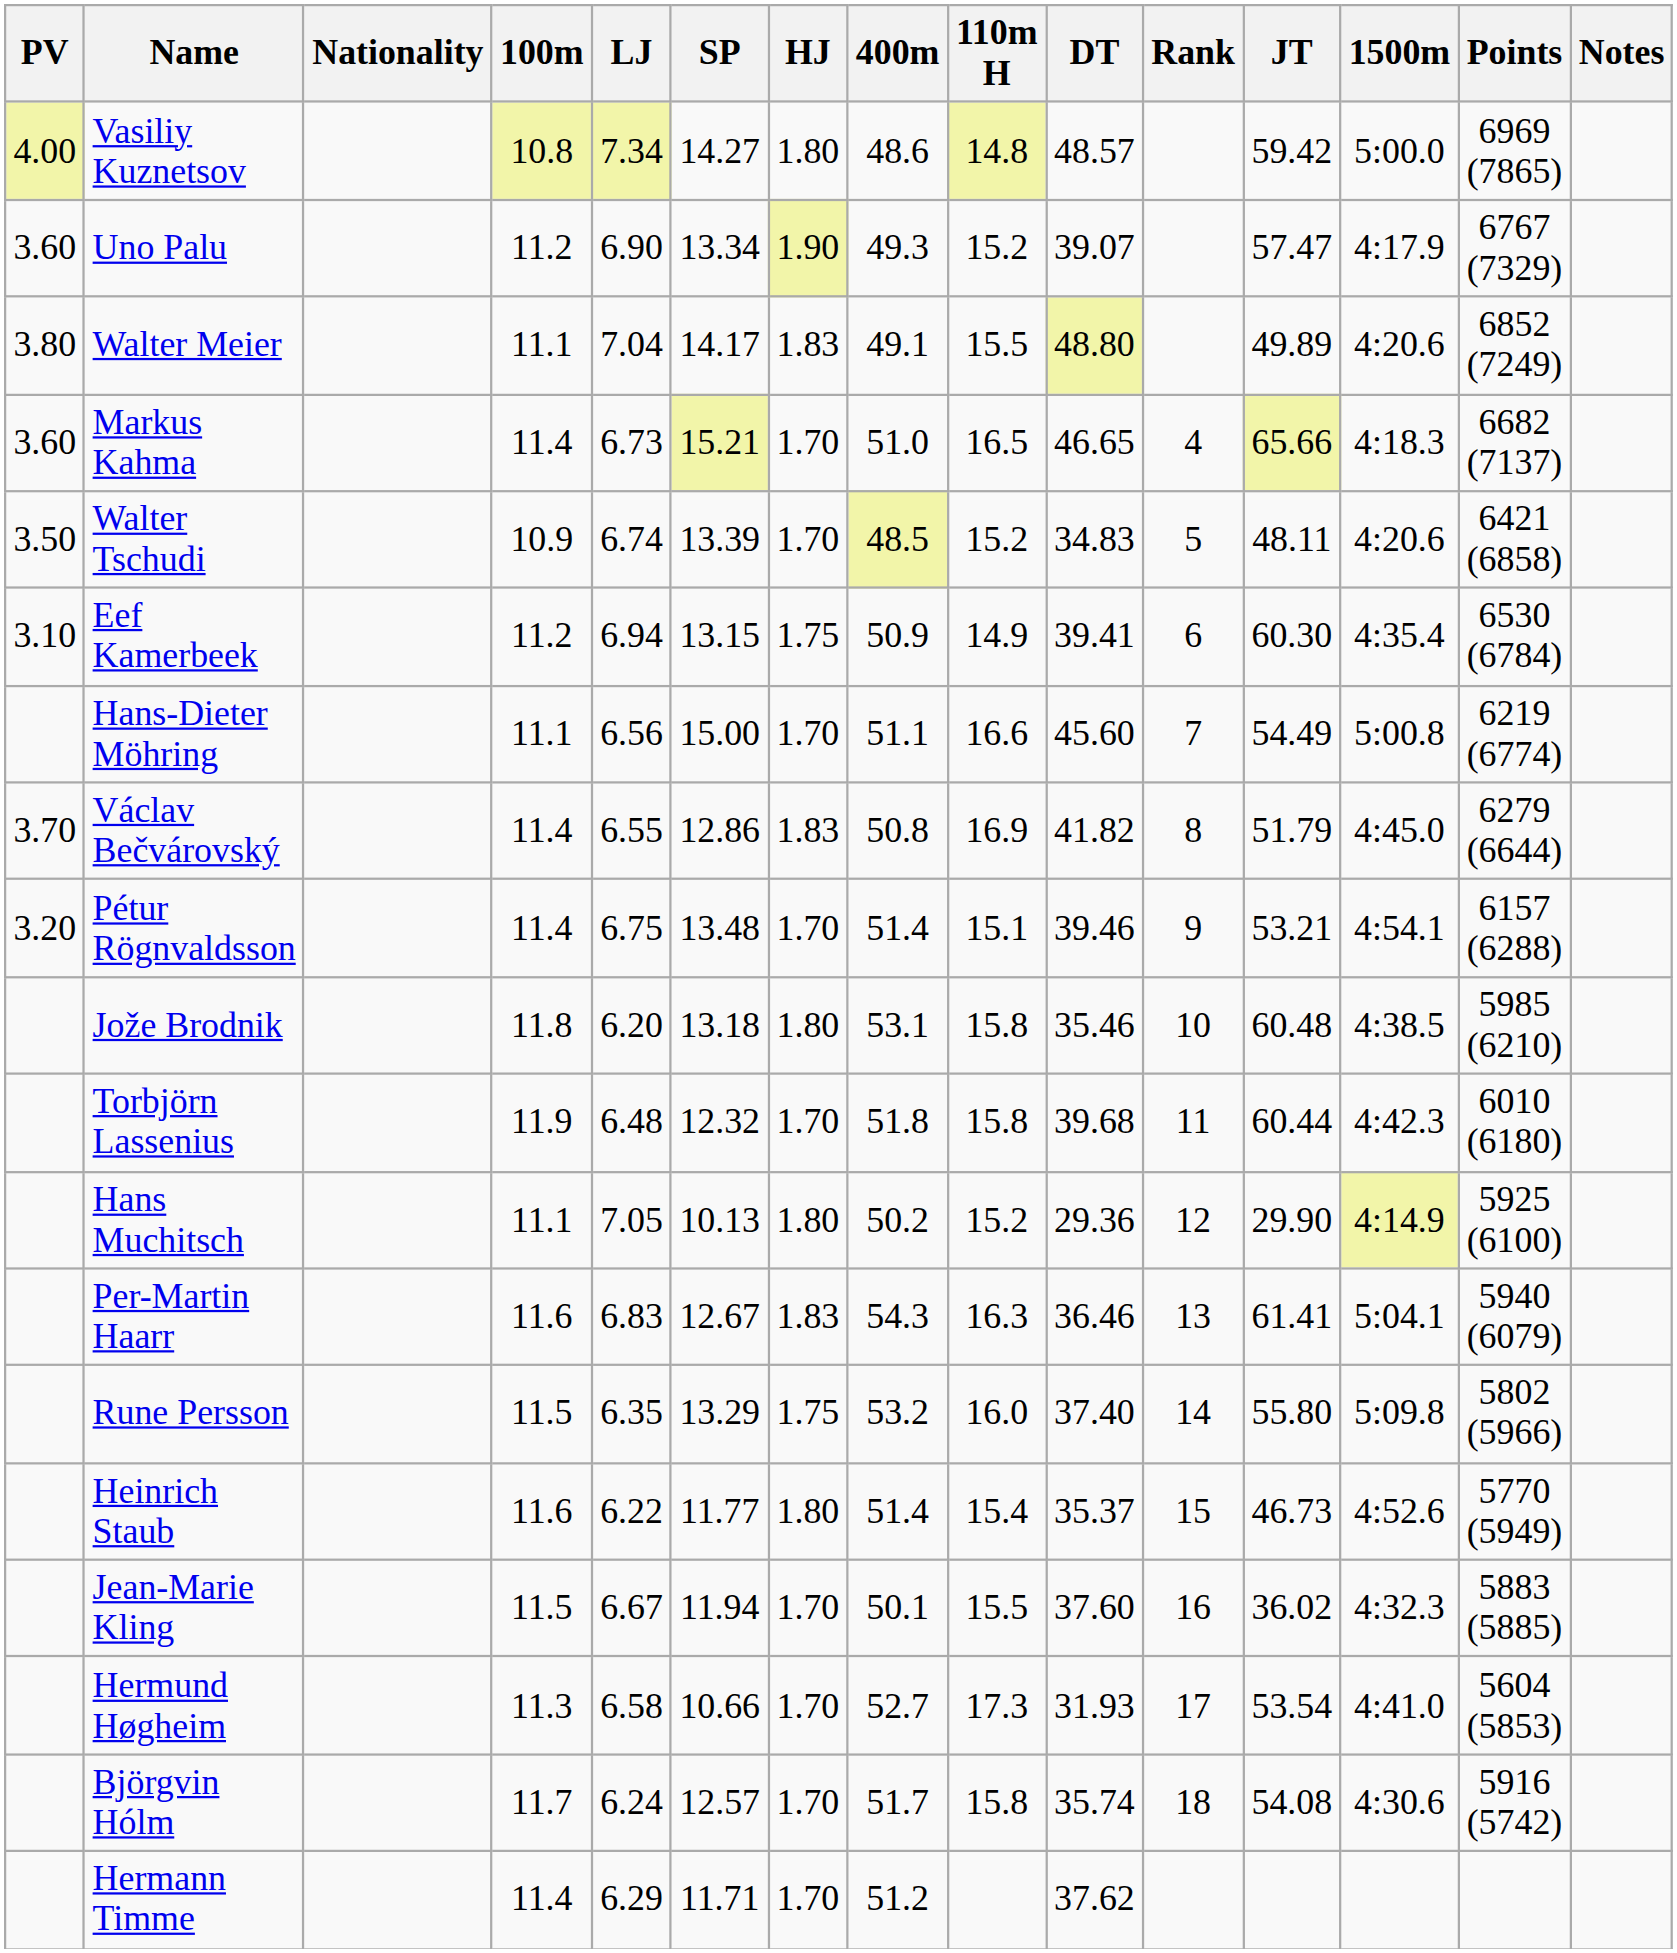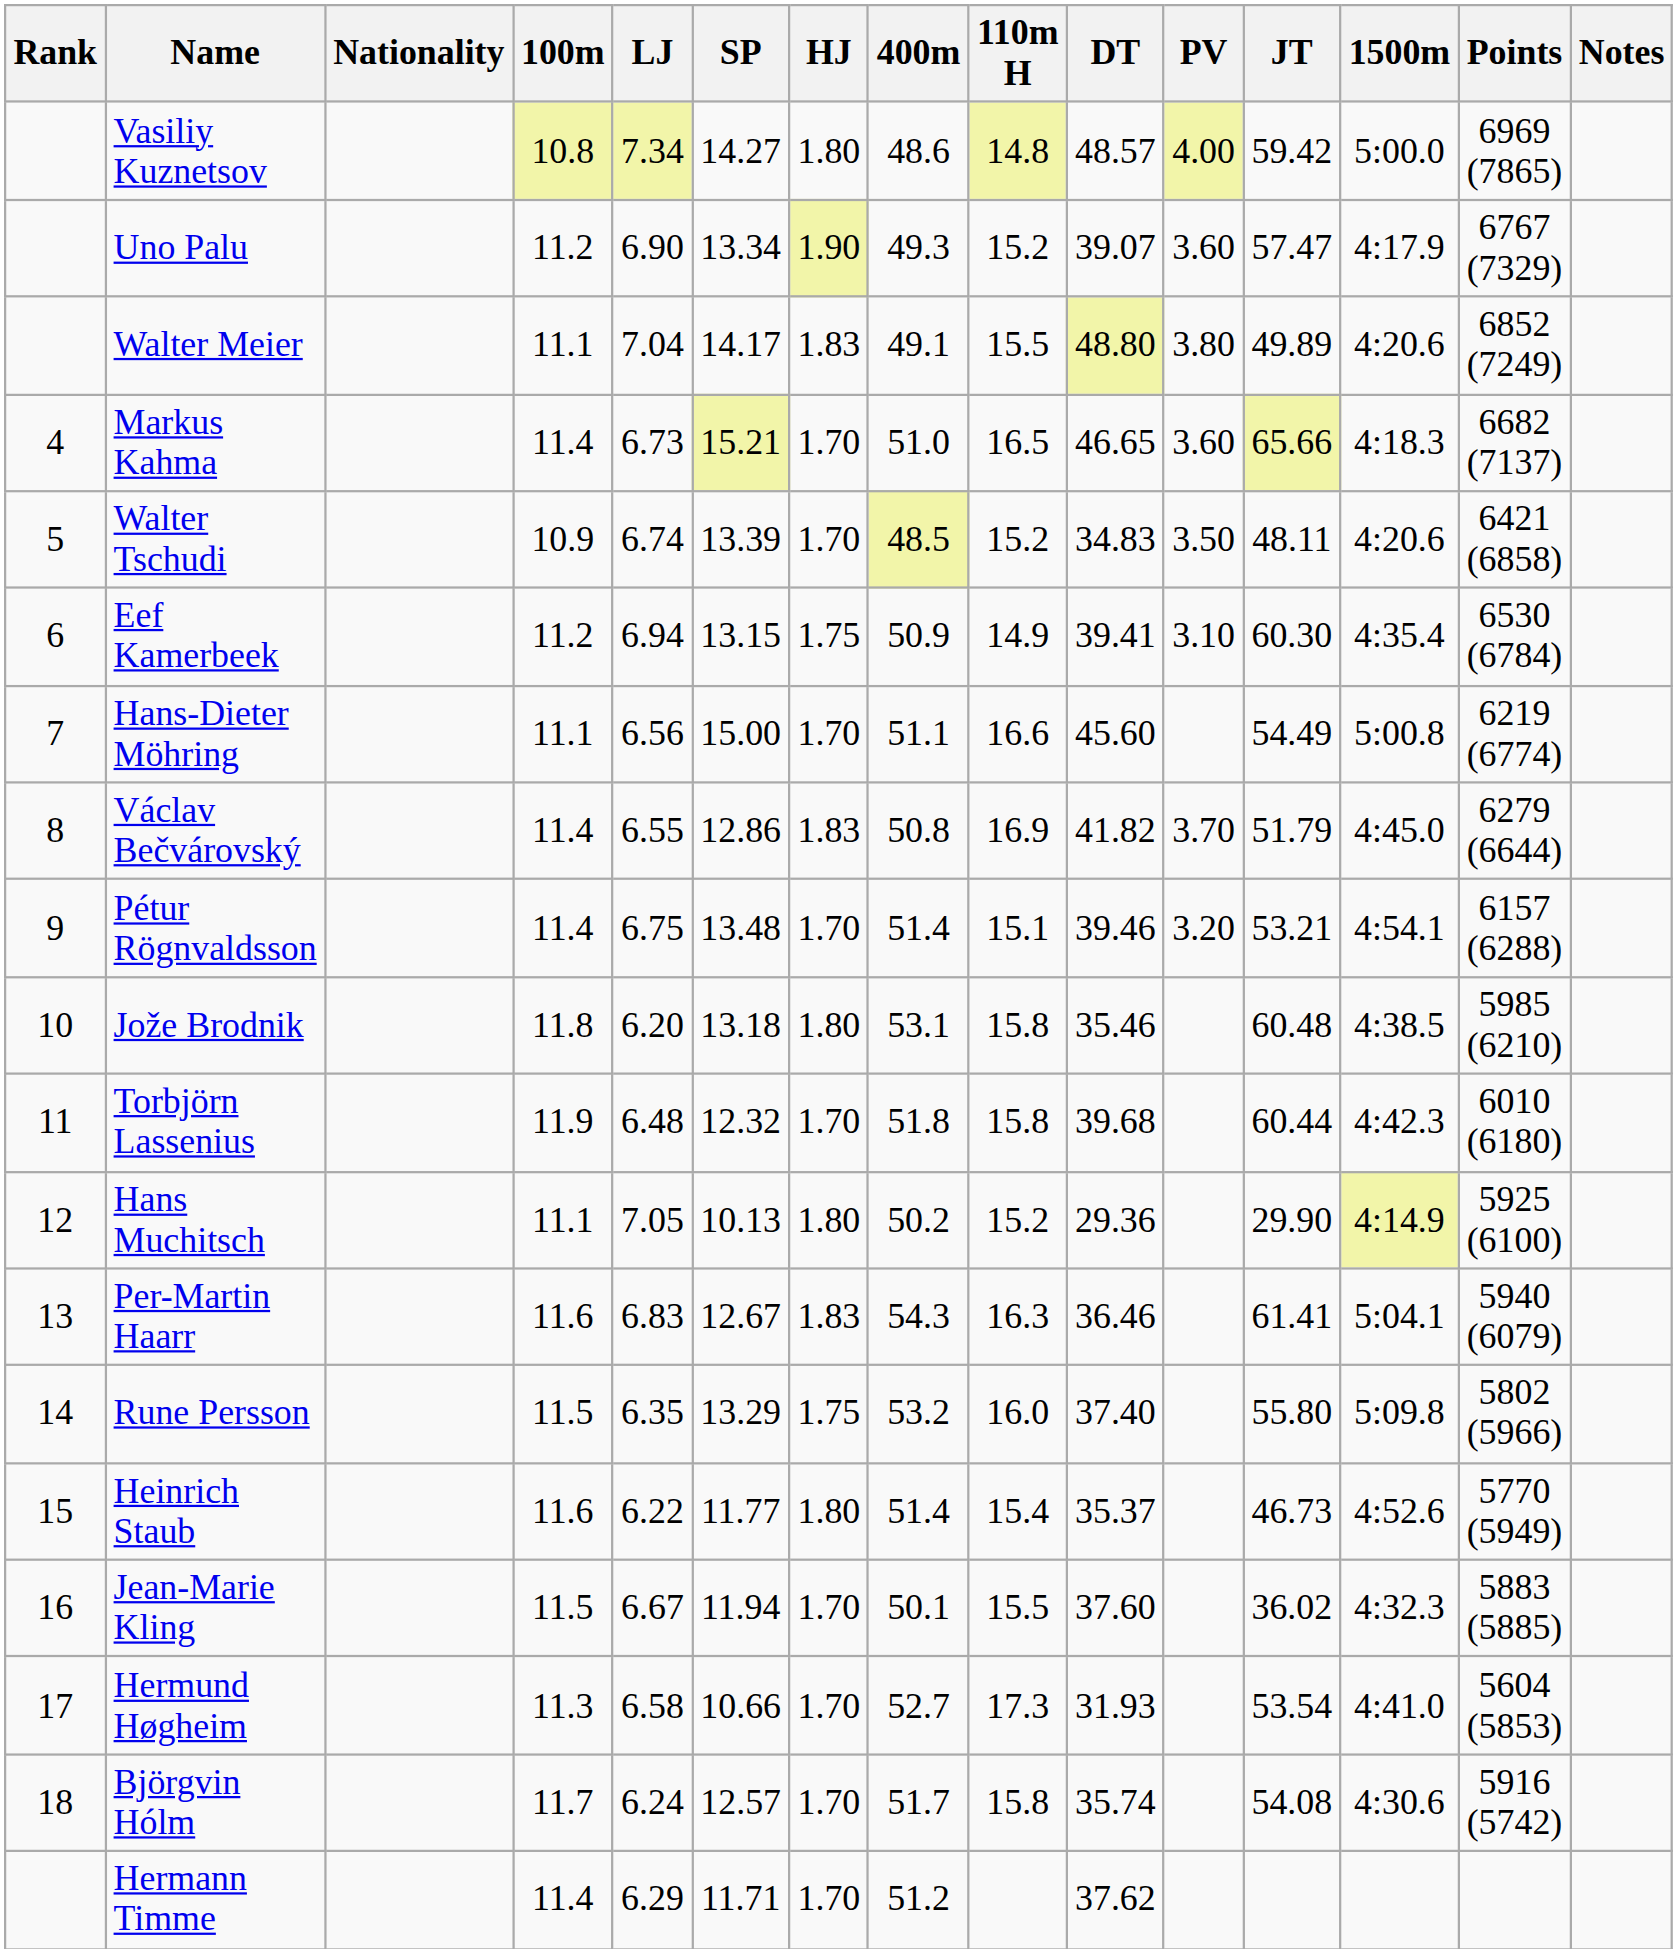columns swapped: (1193, 53) <-> (45, 53)
